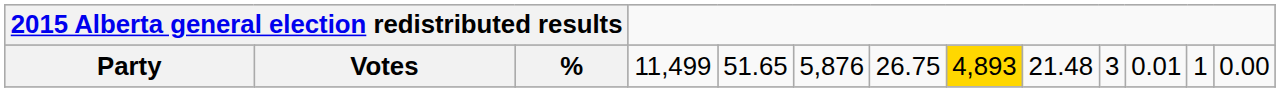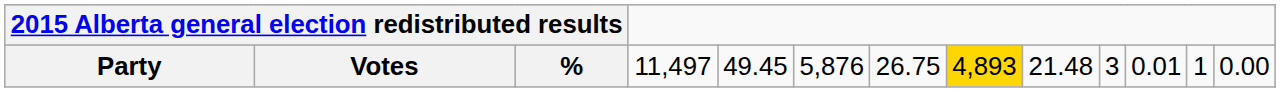(673, 65) 11,499 -> (673, 65) 11,497
(755, 65) 51.65 -> (755, 65) 49.45
